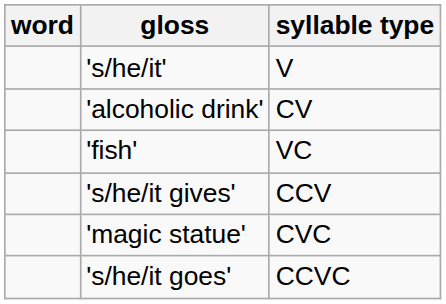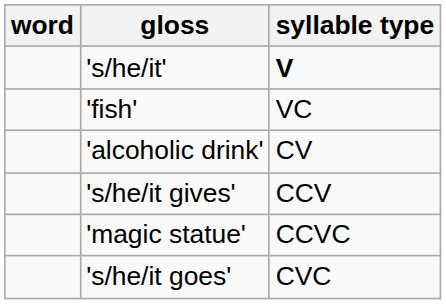(284, 67) normal -> (284, 67) bold
rows swapped: (112, 151) <-> (175, 109)
(304, 234) CVC -> (313, 234) CCVC
(313, 276) CCVC -> (304, 276) CVC
